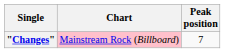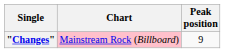(201, 39) 7 -> (201, 39) 9
